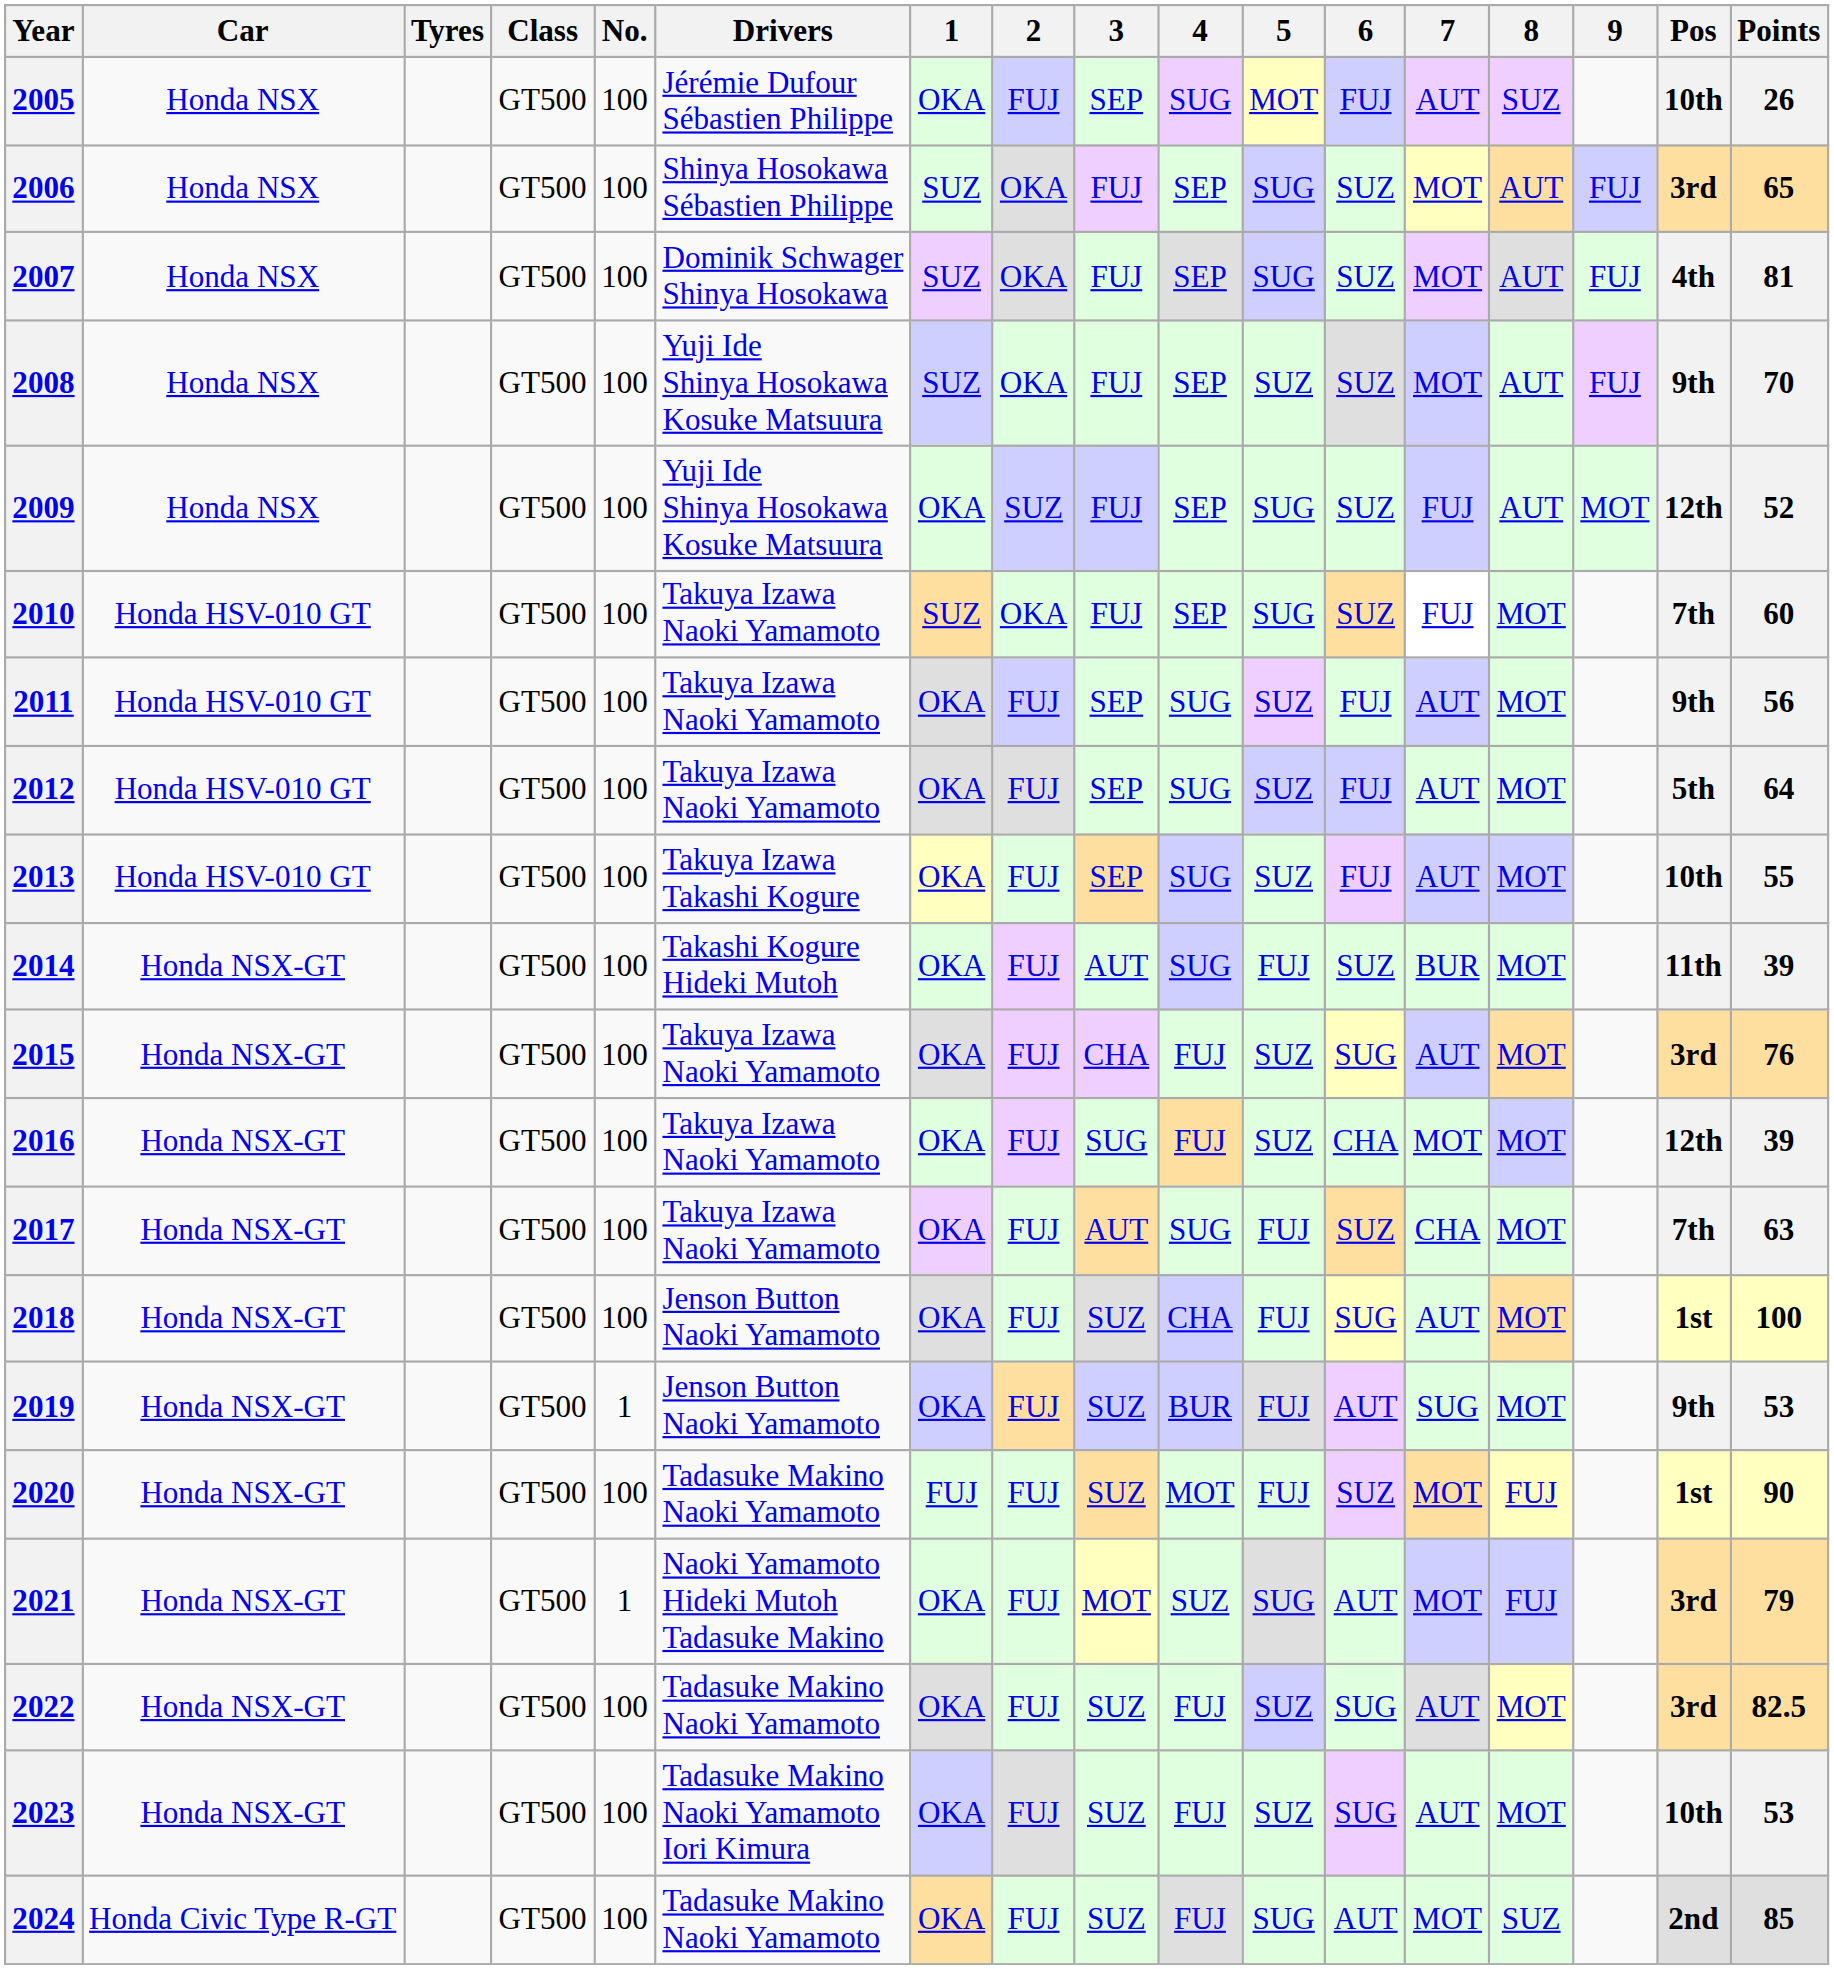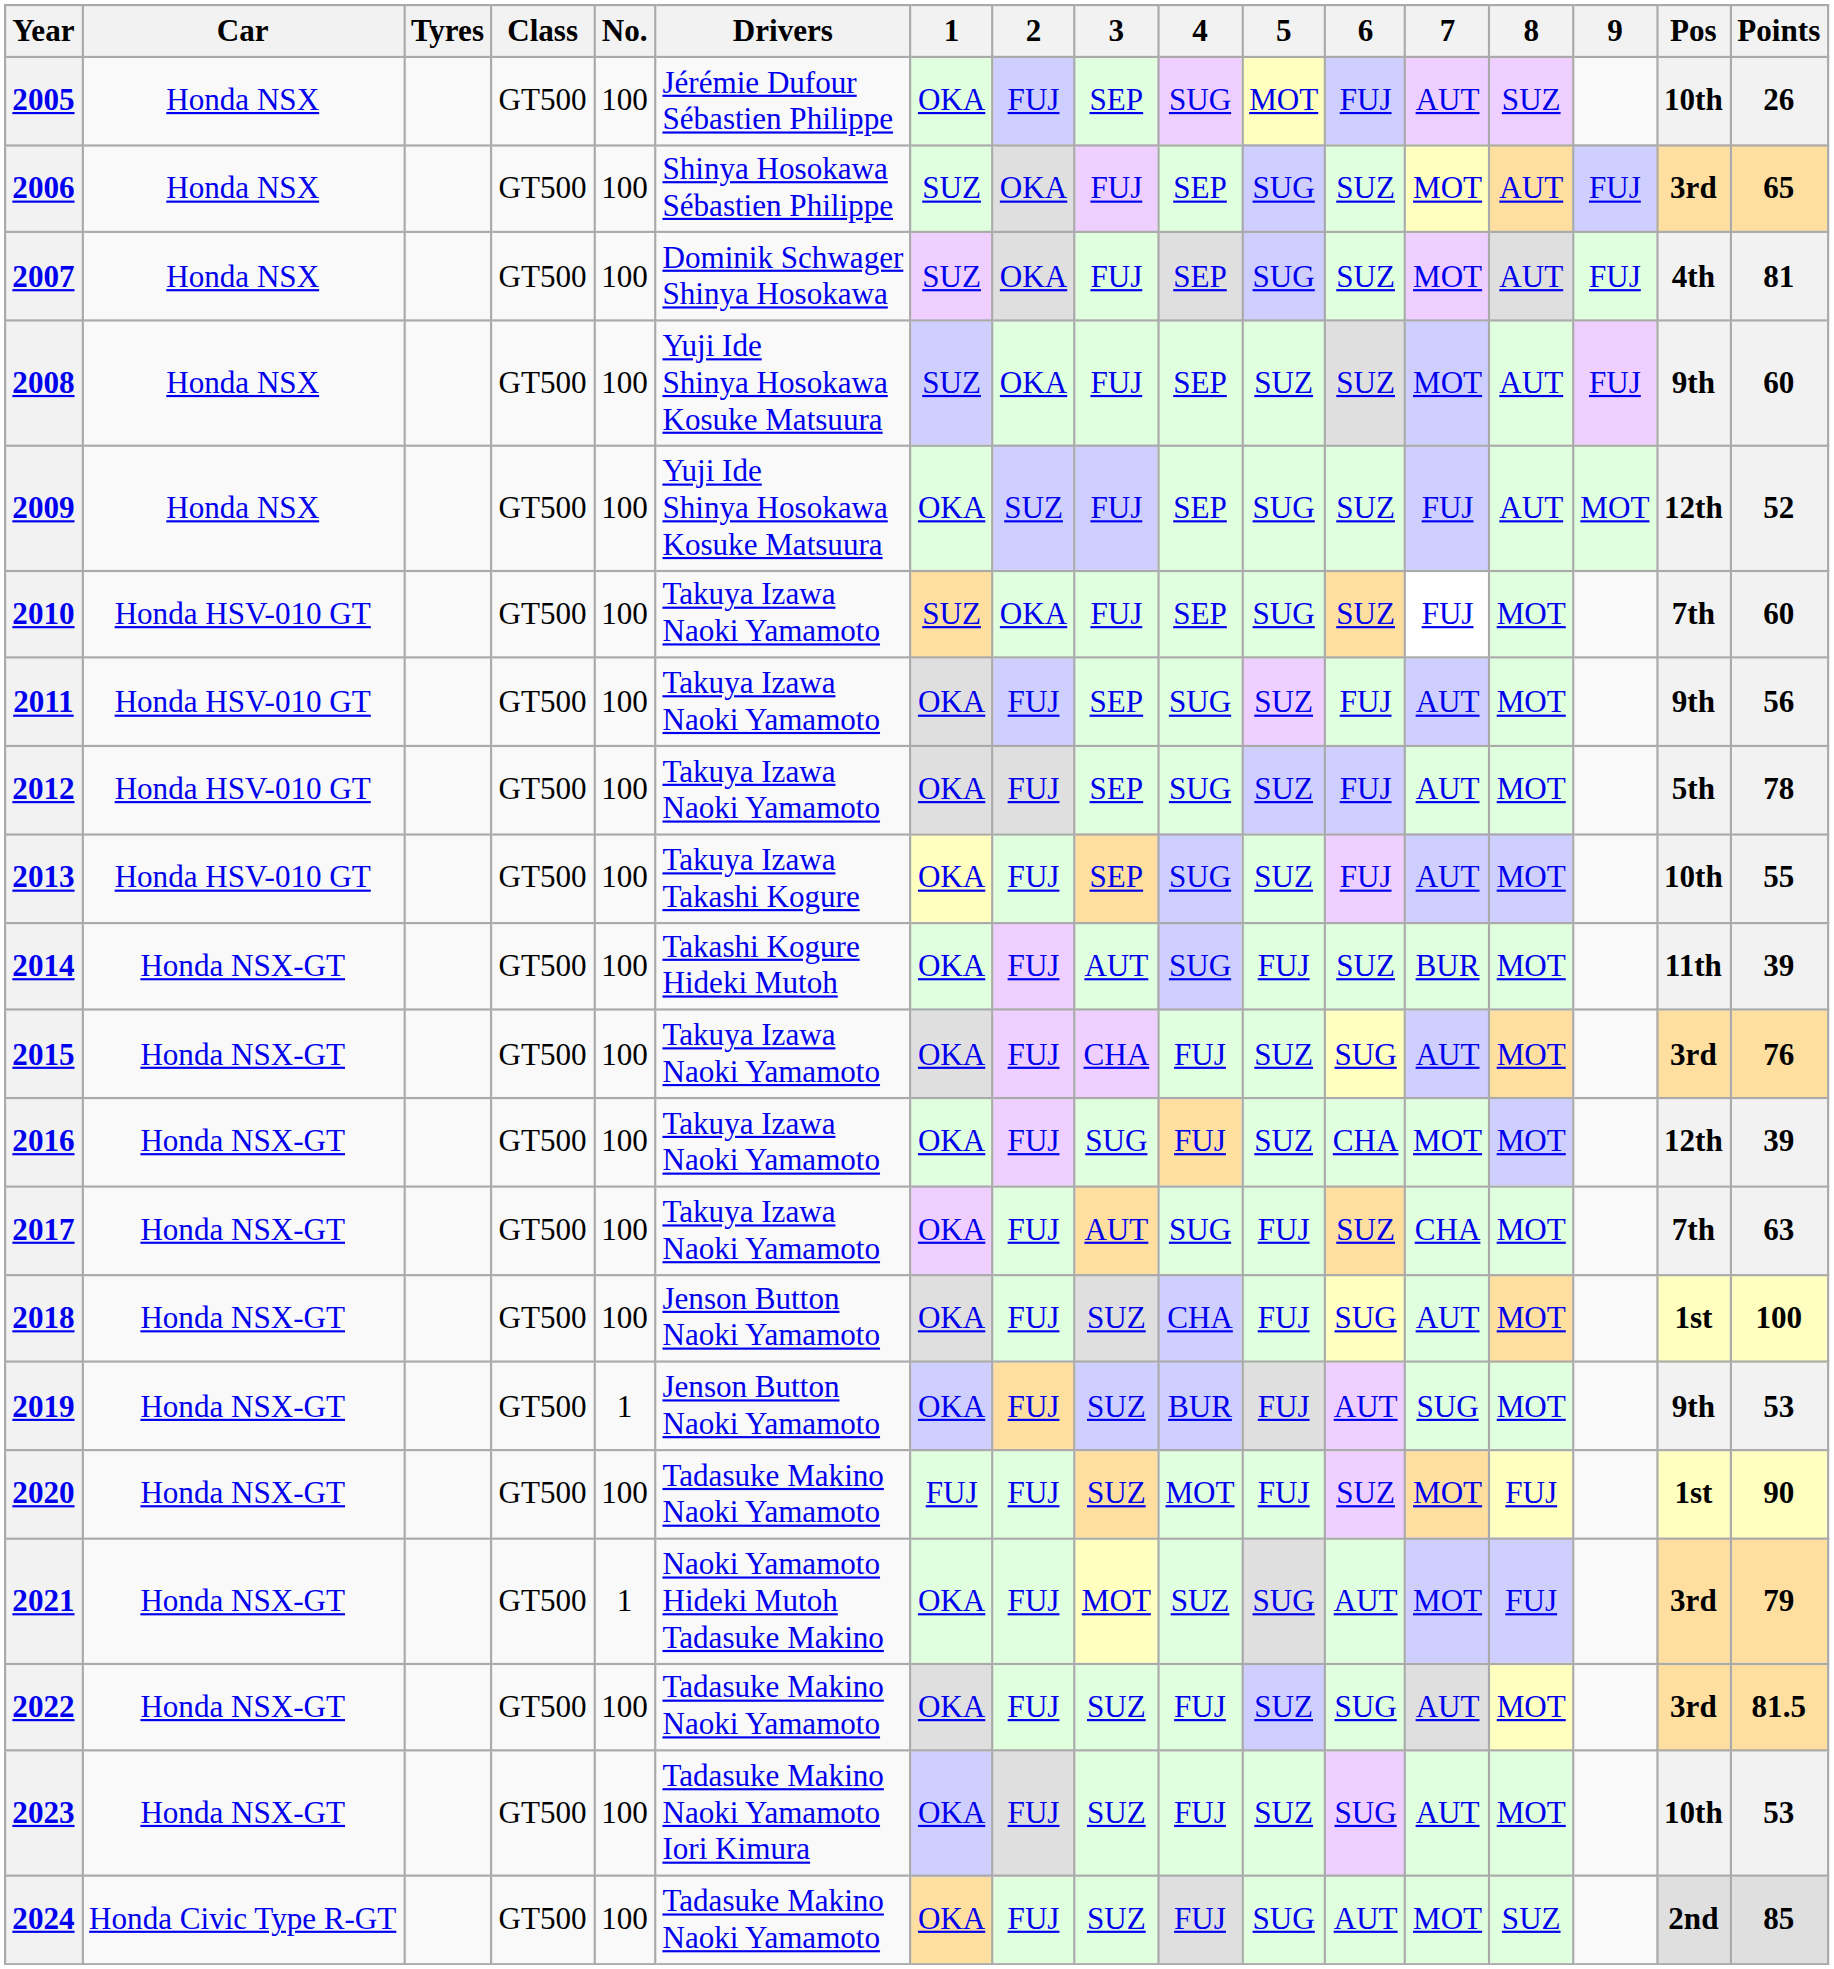(1779, 382) 70 -> (1779, 382) 60
(1779, 789) 64 -> (1779, 789) 78
(1779, 1706) 82.5 -> (1779, 1706) 81.5
